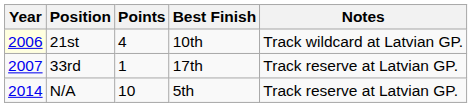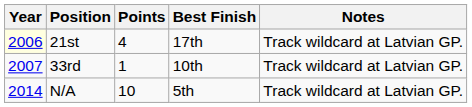(188, 42) 10th -> (188, 42) 17th
(188, 66) 17th -> (188, 66) 10th
(361, 66) Track reserve at Latvian GP. -> (363, 66) Track wildcard at Latvian GP.
(361, 91) Track reserve at Latvian GP. -> (363, 91) Track wildcard at Latvian GP.
